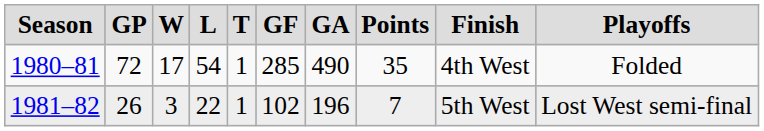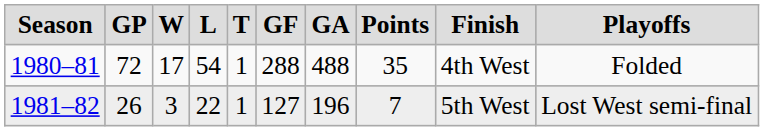(281, 65) 285 -> (281, 65) 288
(330, 65) 490 -> (330, 65) 488
(281, 105) 102 -> (281, 105) 127
